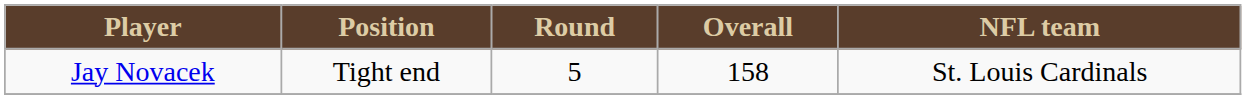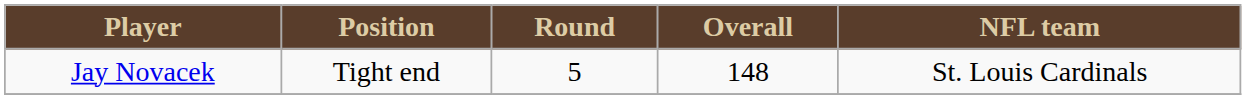(748, 71) 158 -> (748, 71) 148
